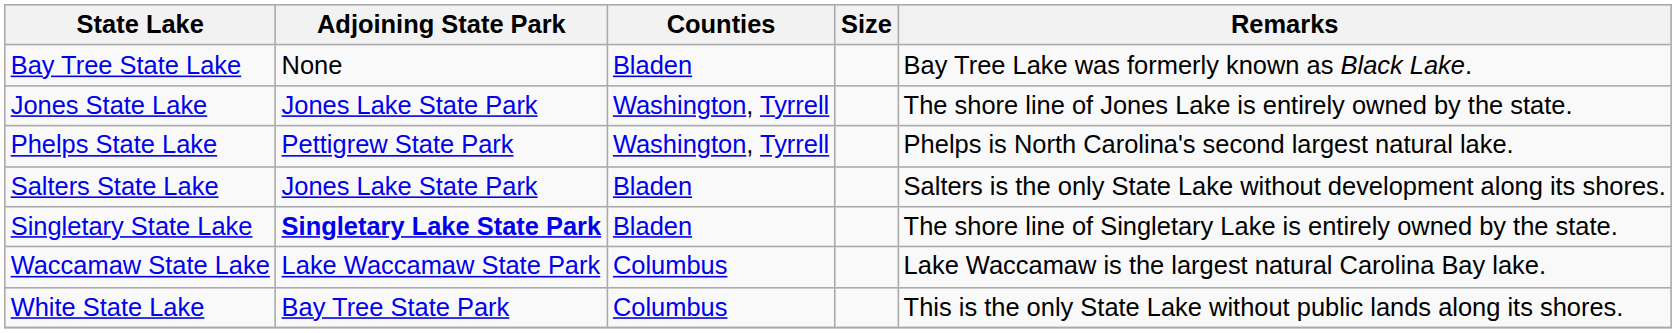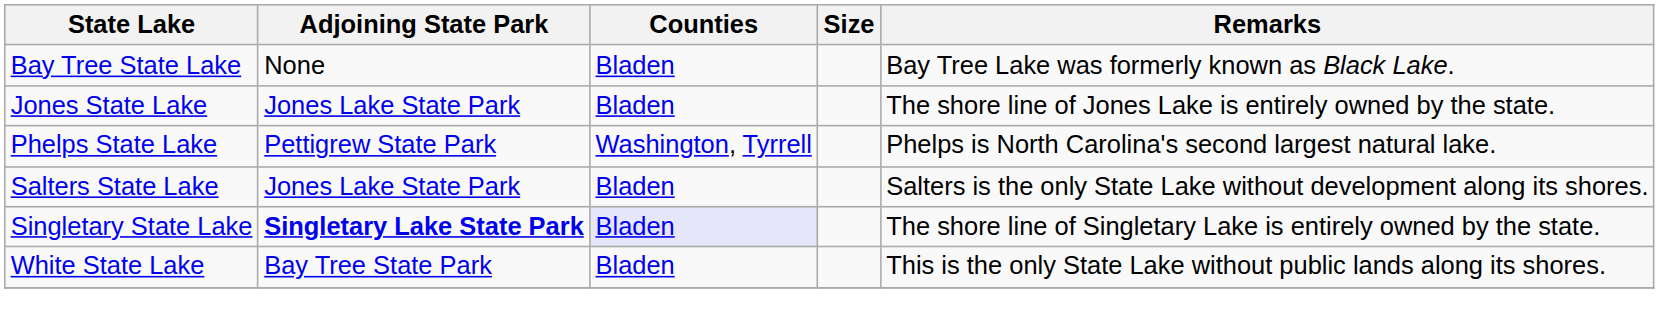(721, 105) Washington, Tyrrell -> (635, 105) Bladen
(653, 226) no background -> (635, 226) lavender background
- row: (140, 266)
(670, 307) Columbus -> (635, 266) Bladen
